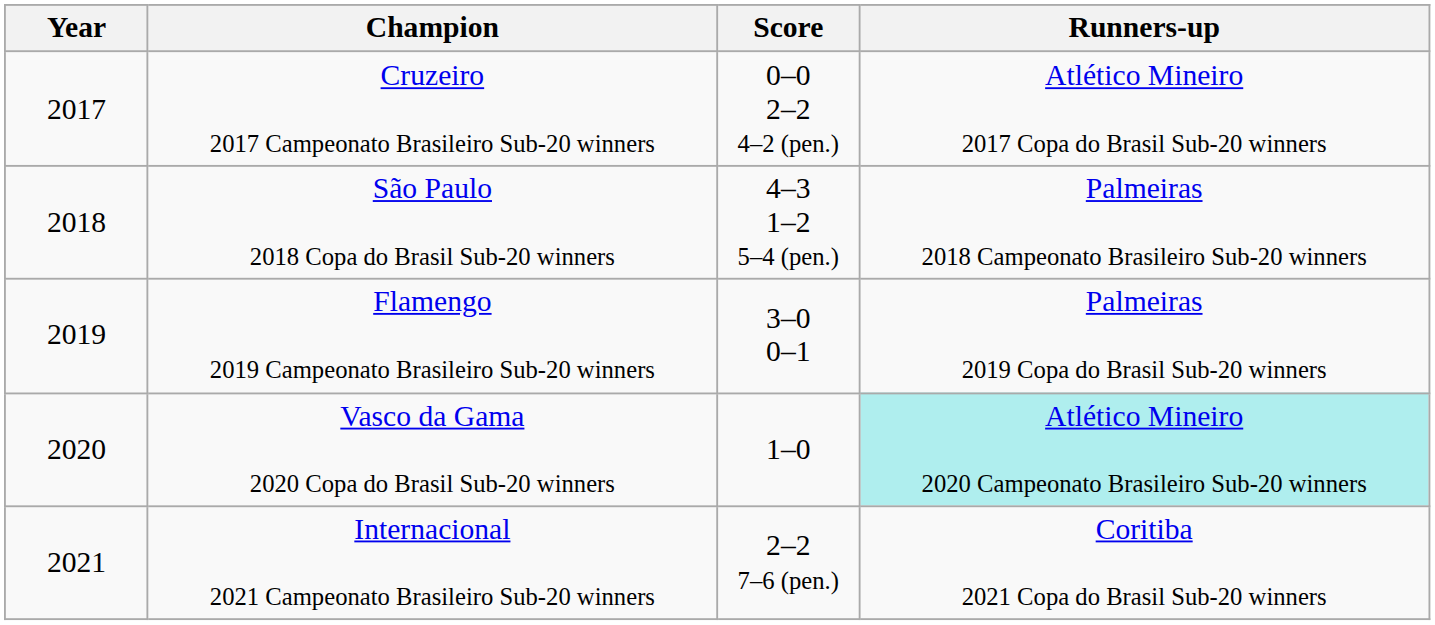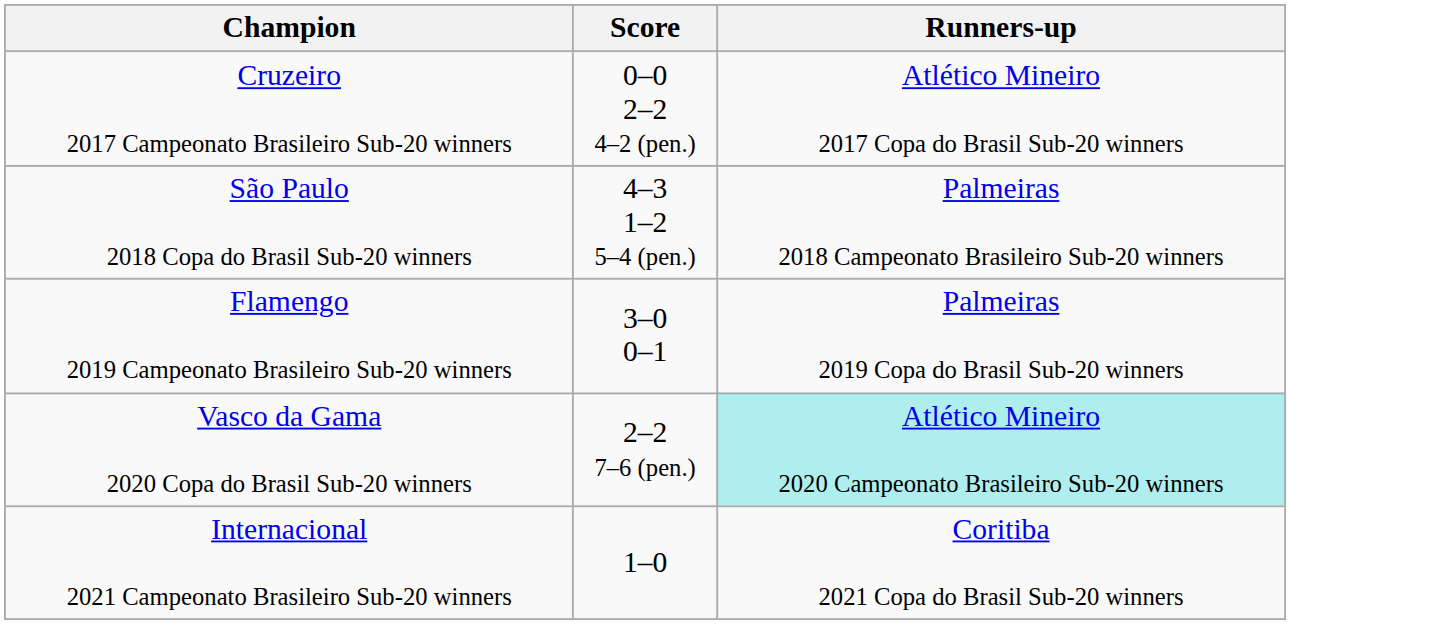- column: (76, 27)
(788, 448) 1–0 -> (645, 448) 2–2 7–6 (pen.)
(788, 562) 2–2 7–6 (pen.) -> (645, 562) 1–0
